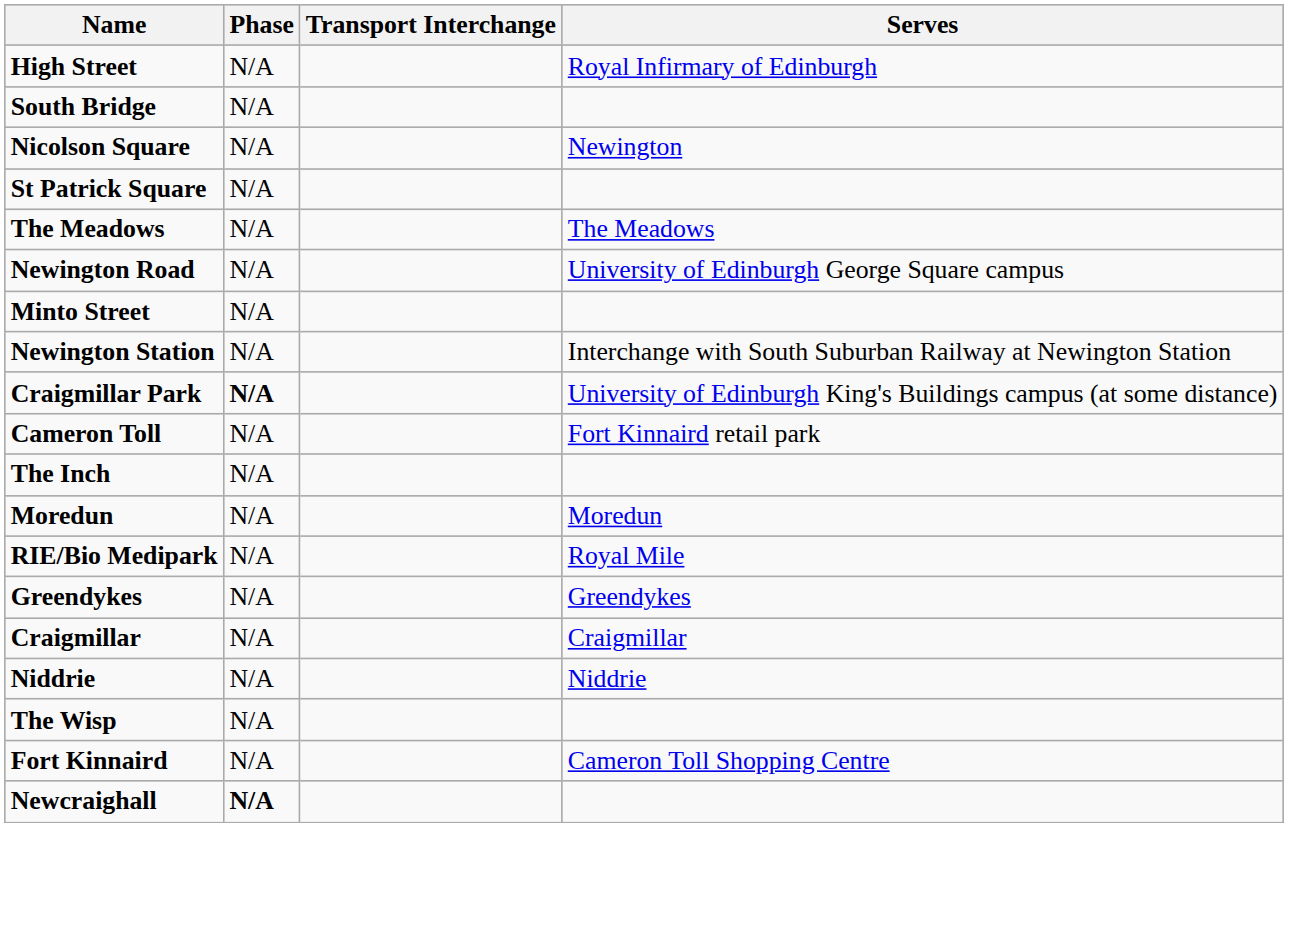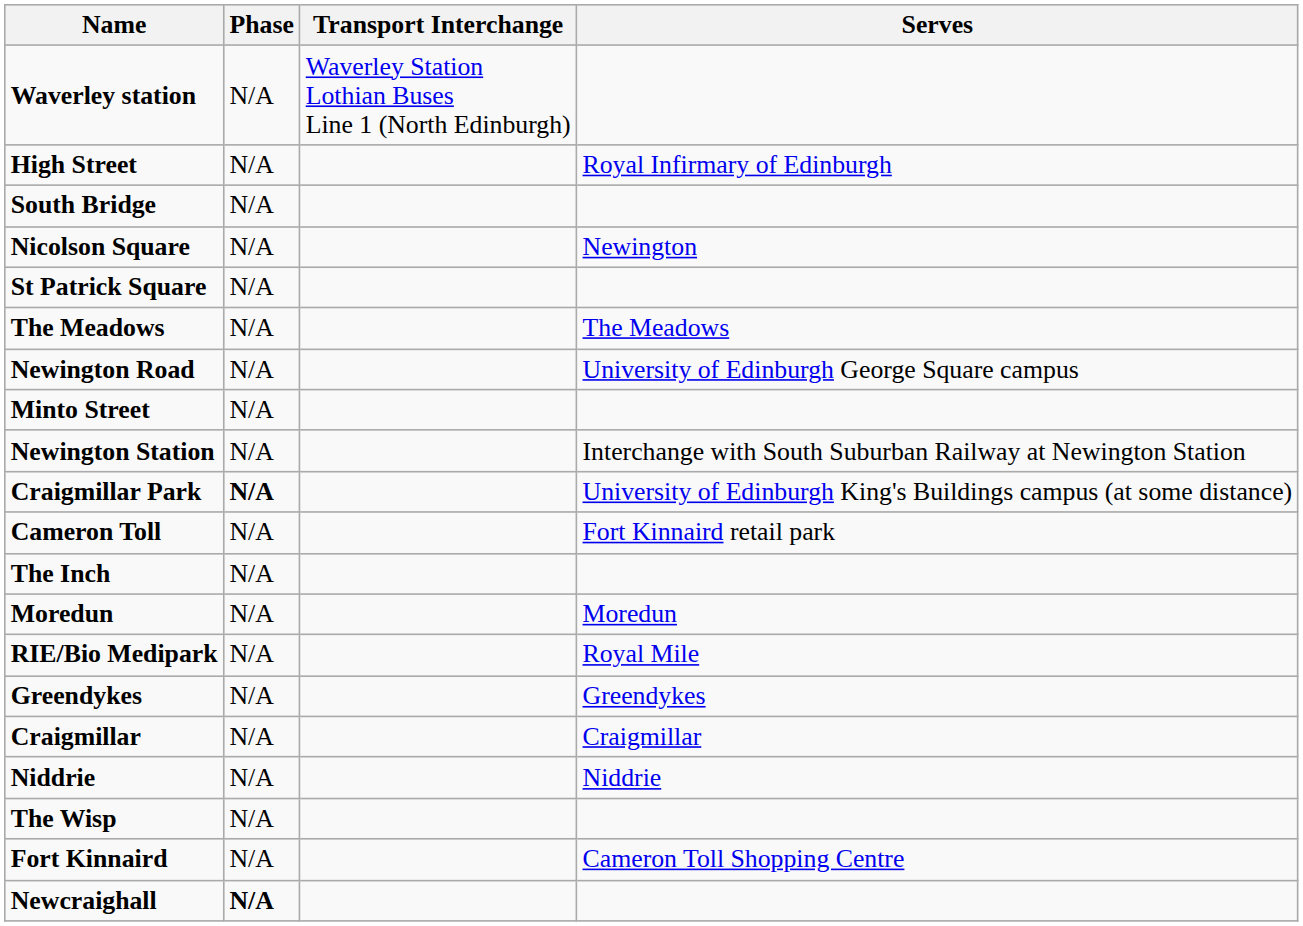+ row: (103, 94)
